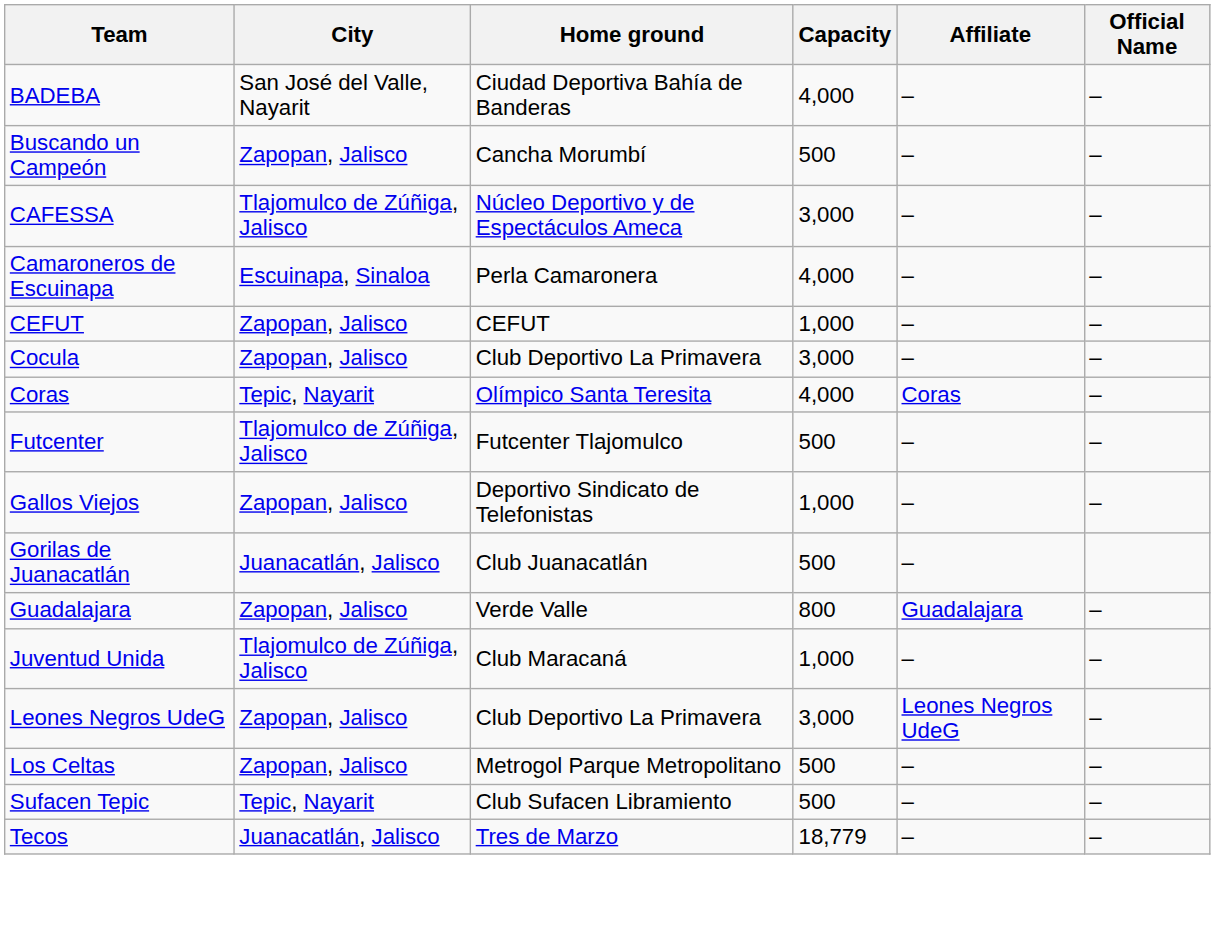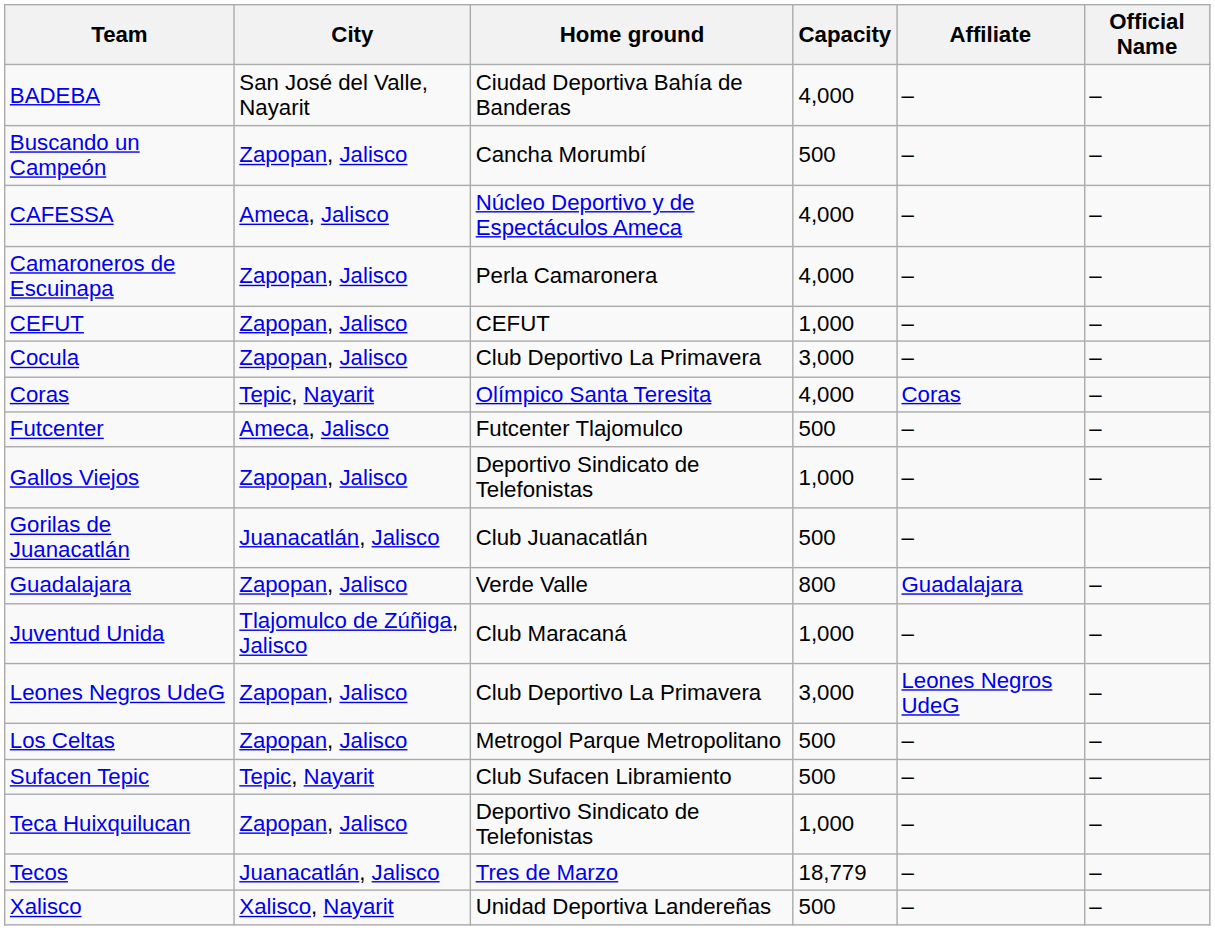(349, 215) Tlajomulco de Zúñiga, Jalisco -> (314, 215) Ameca, Jalisco
(826, 215) 3,000 -> (826, 215) 4,000
(335, 275) Escuinapa, Sinaloa -> (323, 275) Zapopan, Jalisco
(349, 441) Tlajomulco de Zúñiga, Jalisco -> (314, 429) Ameca, Jalisco
+ row: (100, 824)
+ row: (46, 907)
